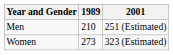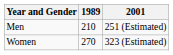(88, 42) 273 -> (88, 42) 270
